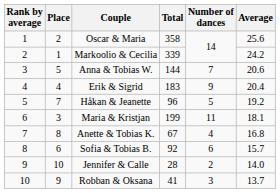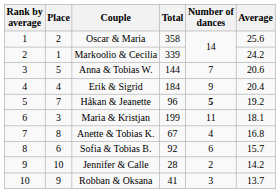(173, 86) 183 -> (173, 86) 184
(211, 102) normal -> (211, 102) bold
(256, 165) 14.0 -> (256, 165) 14.2
